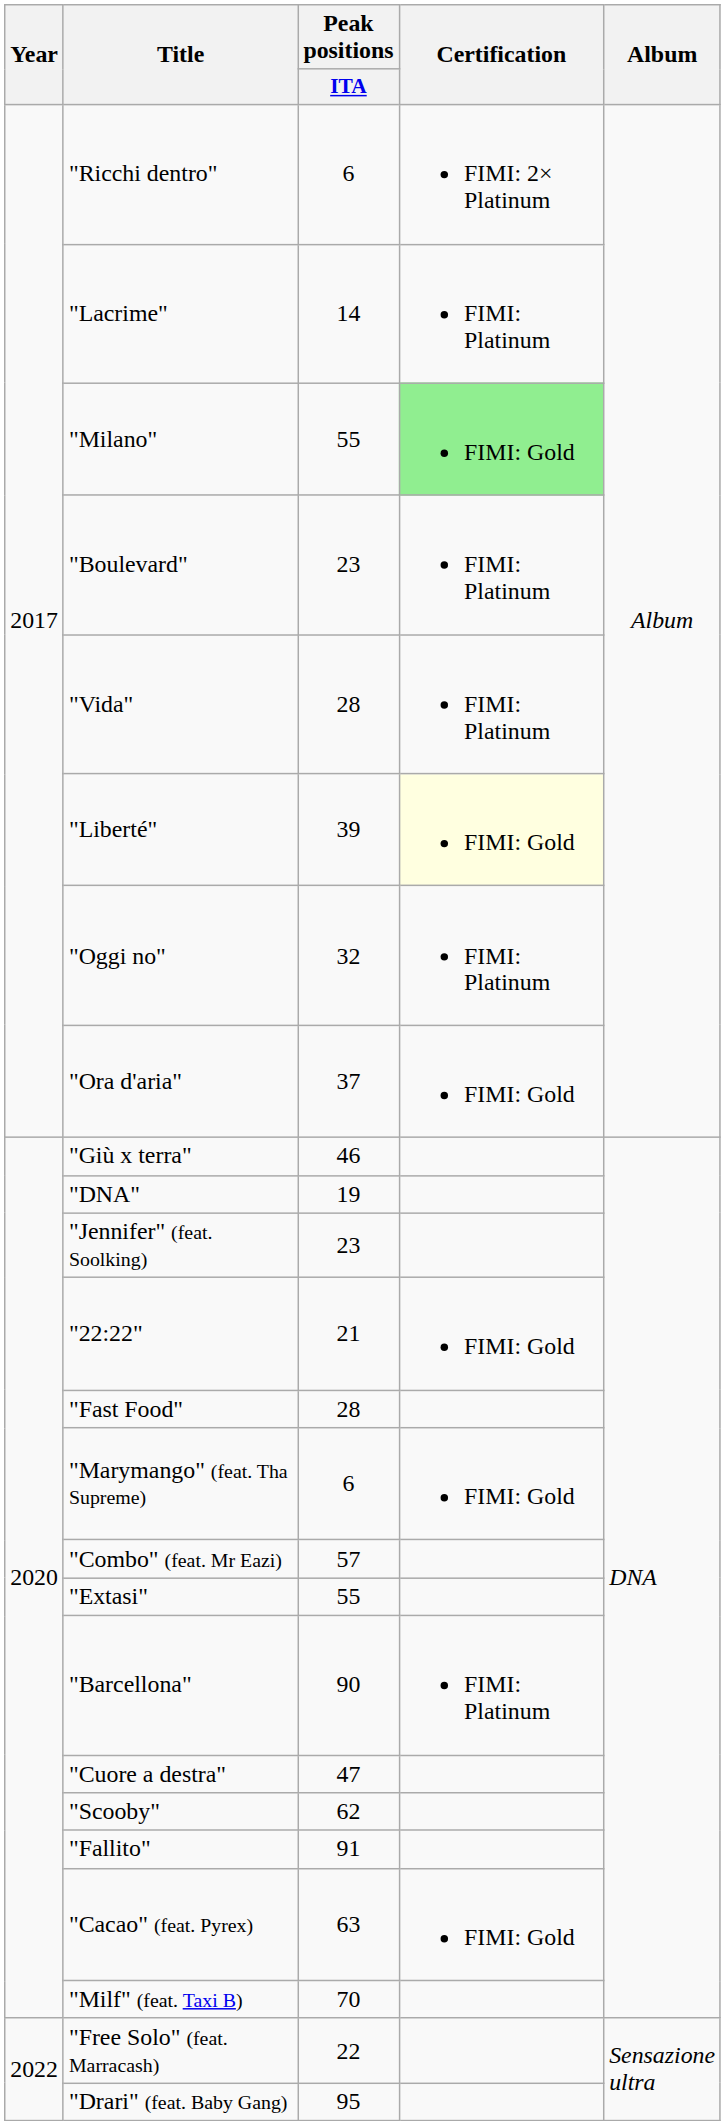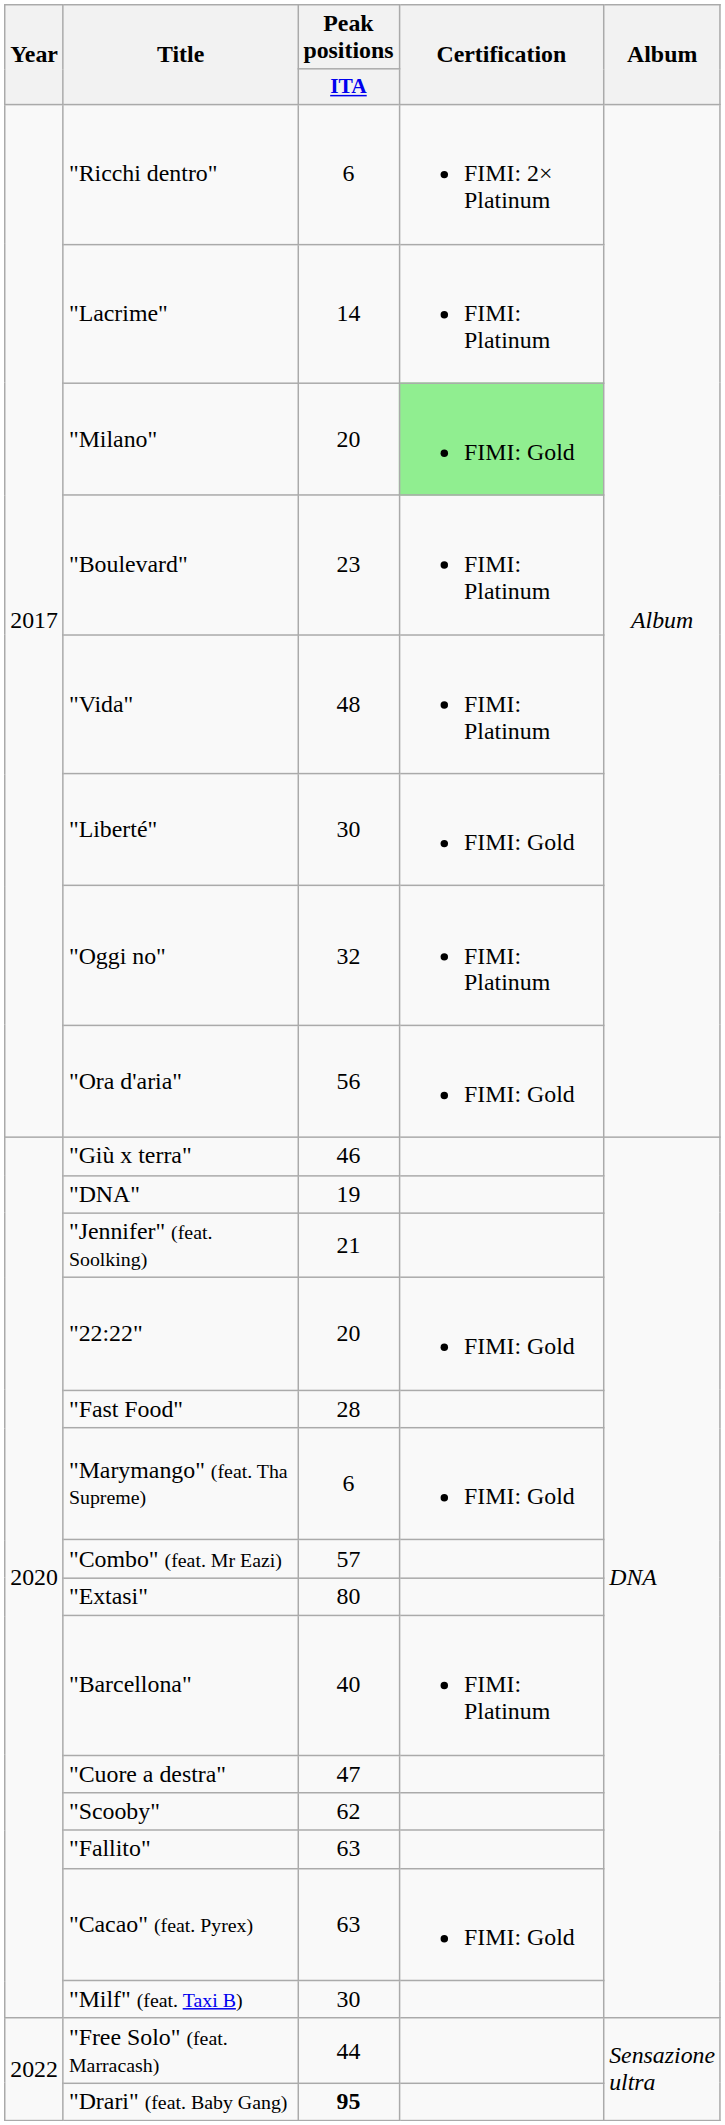(348, 438) 55 -> (348, 438) 20
(348, 703) 28 -> (348, 703) 48
(348, 829) 39 -> (348, 829) 30
(501, 843) lightyellow background -> (501, 843) no background
(348, 1080) 37 -> (348, 1080) 56
(348, 1245) 23 -> (348, 1245) 21
(348, 1333) 21 -> (348, 1333) 20
(348, 1596) 55 -> (348, 1596) 80
(348, 1684) 90 -> (348, 1684) 40
(348, 1849) 91 -> (348, 1849) 63
(348, 1999) 70 -> (348, 1999) 30
(348, 2050) 22 -> (348, 2050) 44
(348, 2101) normal -> (348, 2101) bold
